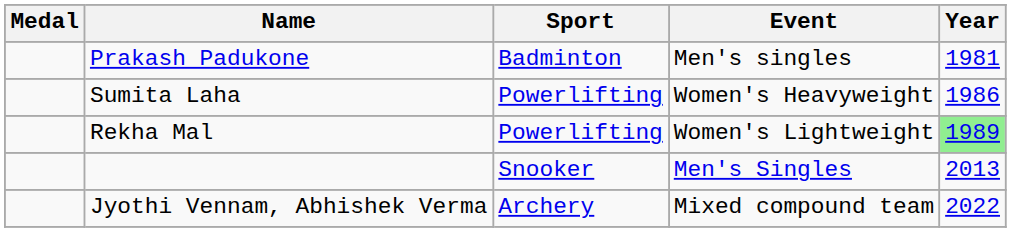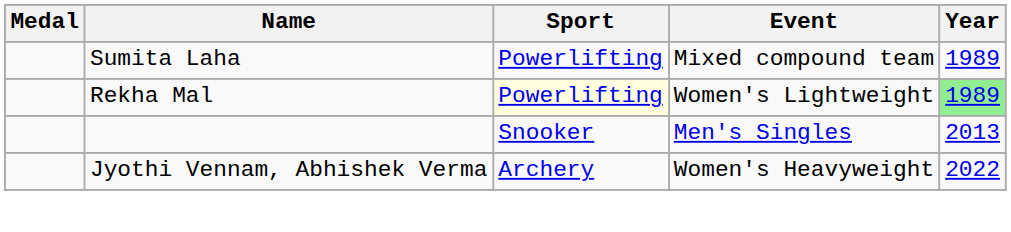- row: (200, 61)
(804, 97) Women's Heavyweight -> (804, 61) Mixed compound team
(973, 97) 1986 -> (973, 61) 1989
(581, 134) no background -> (581, 97) lightyellow background
(804, 208) Mixed compound team -> (804, 171) Women's Heavyweight
